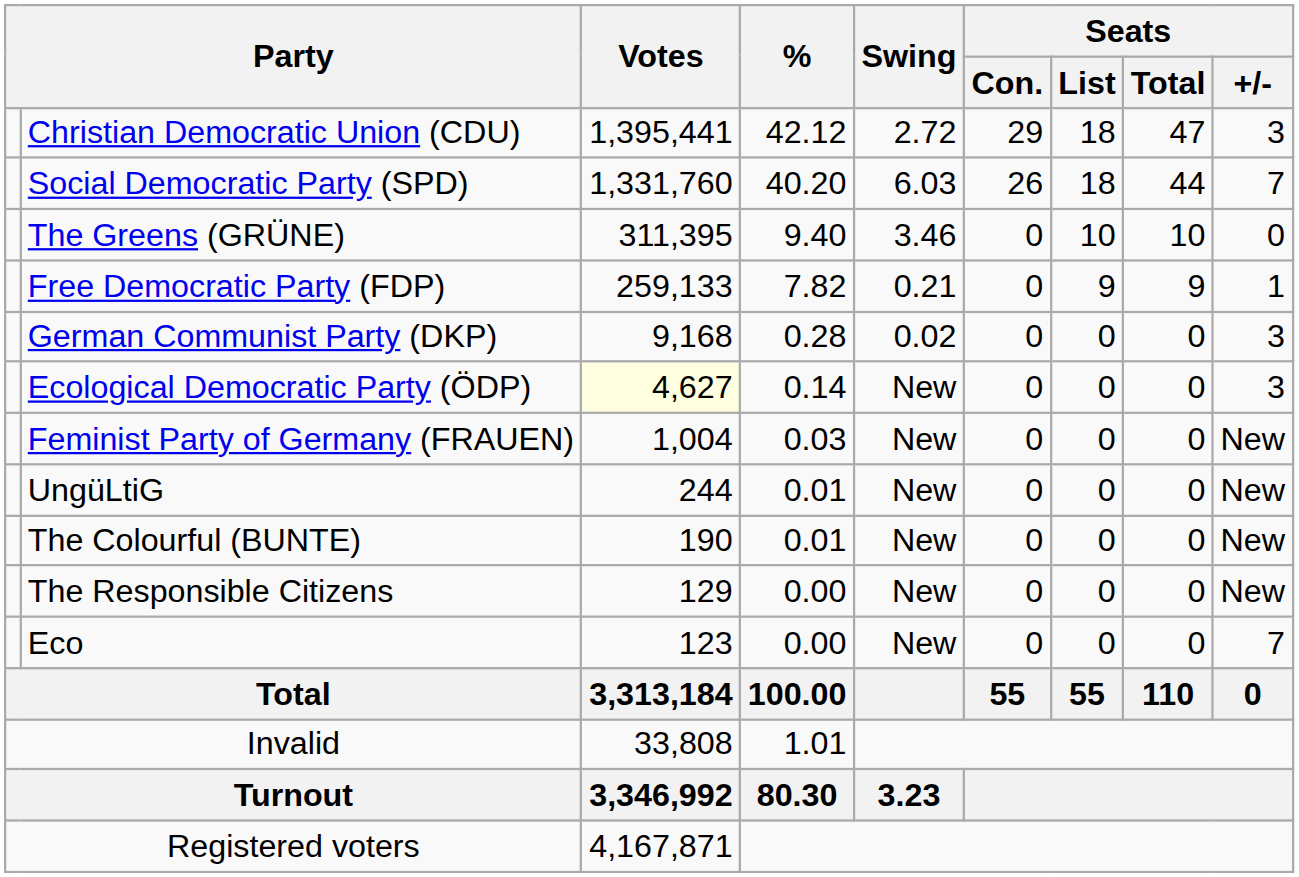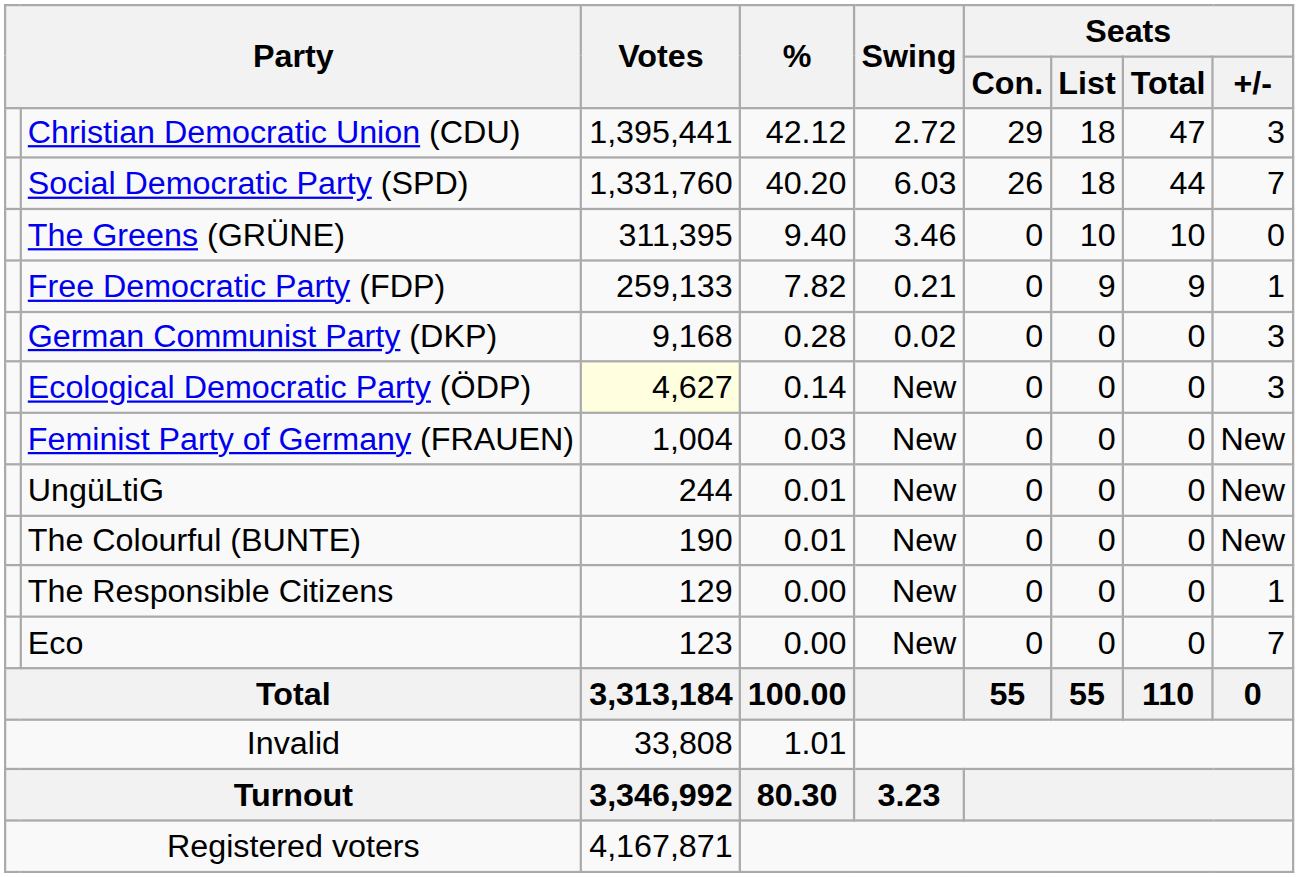(1253, 592) New -> (1276, 592) 1
